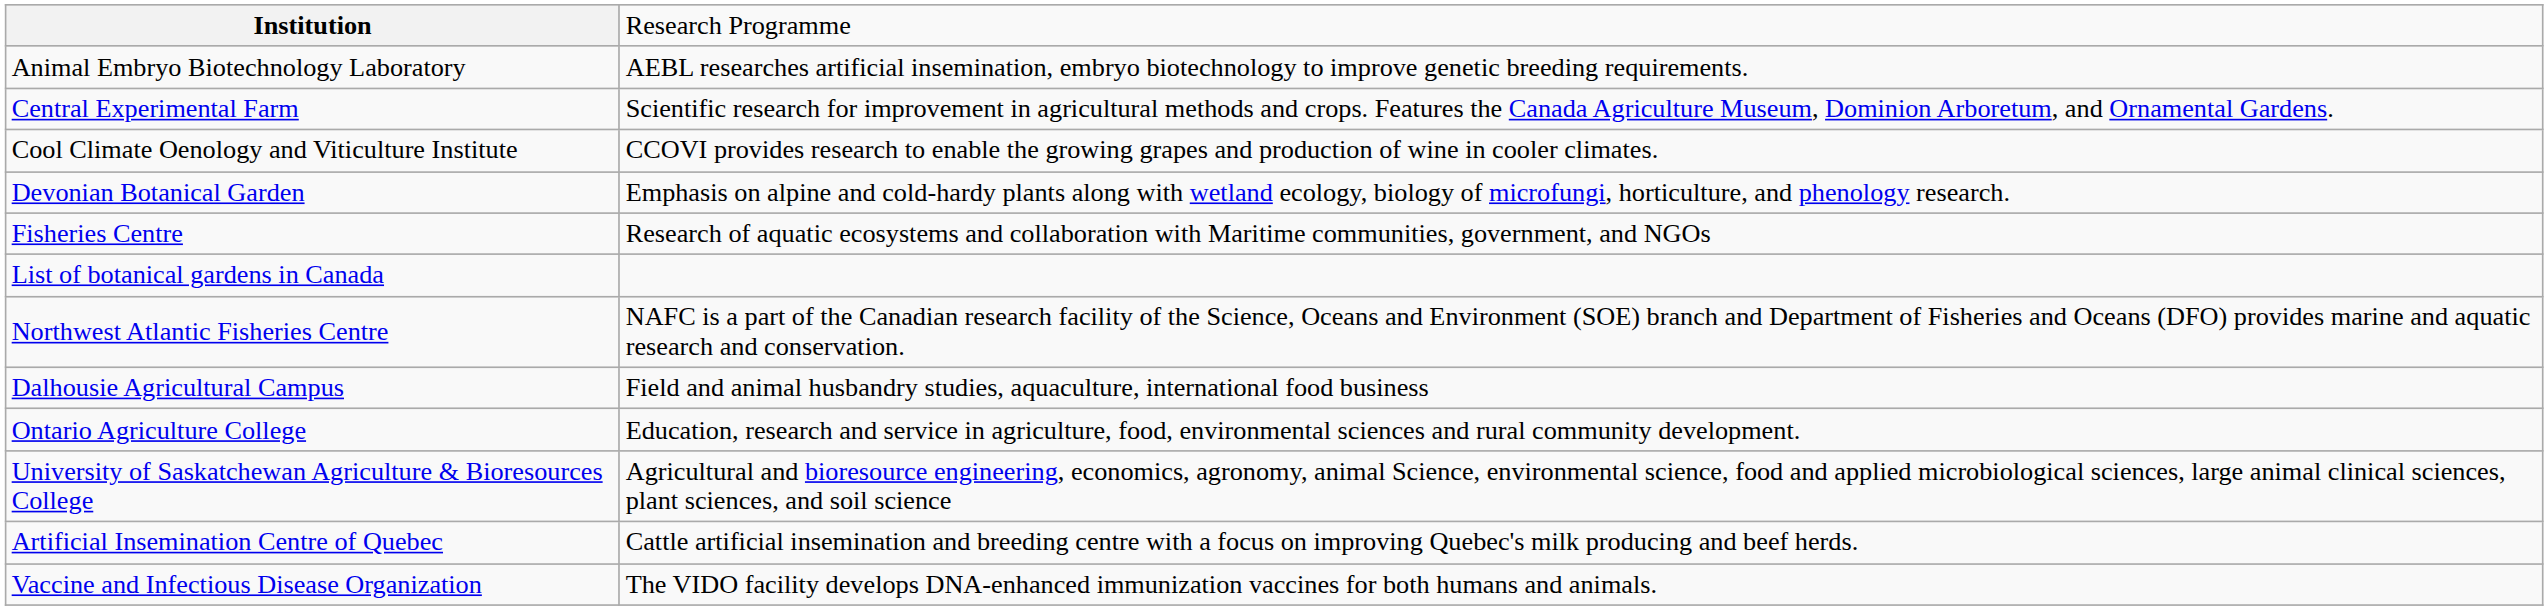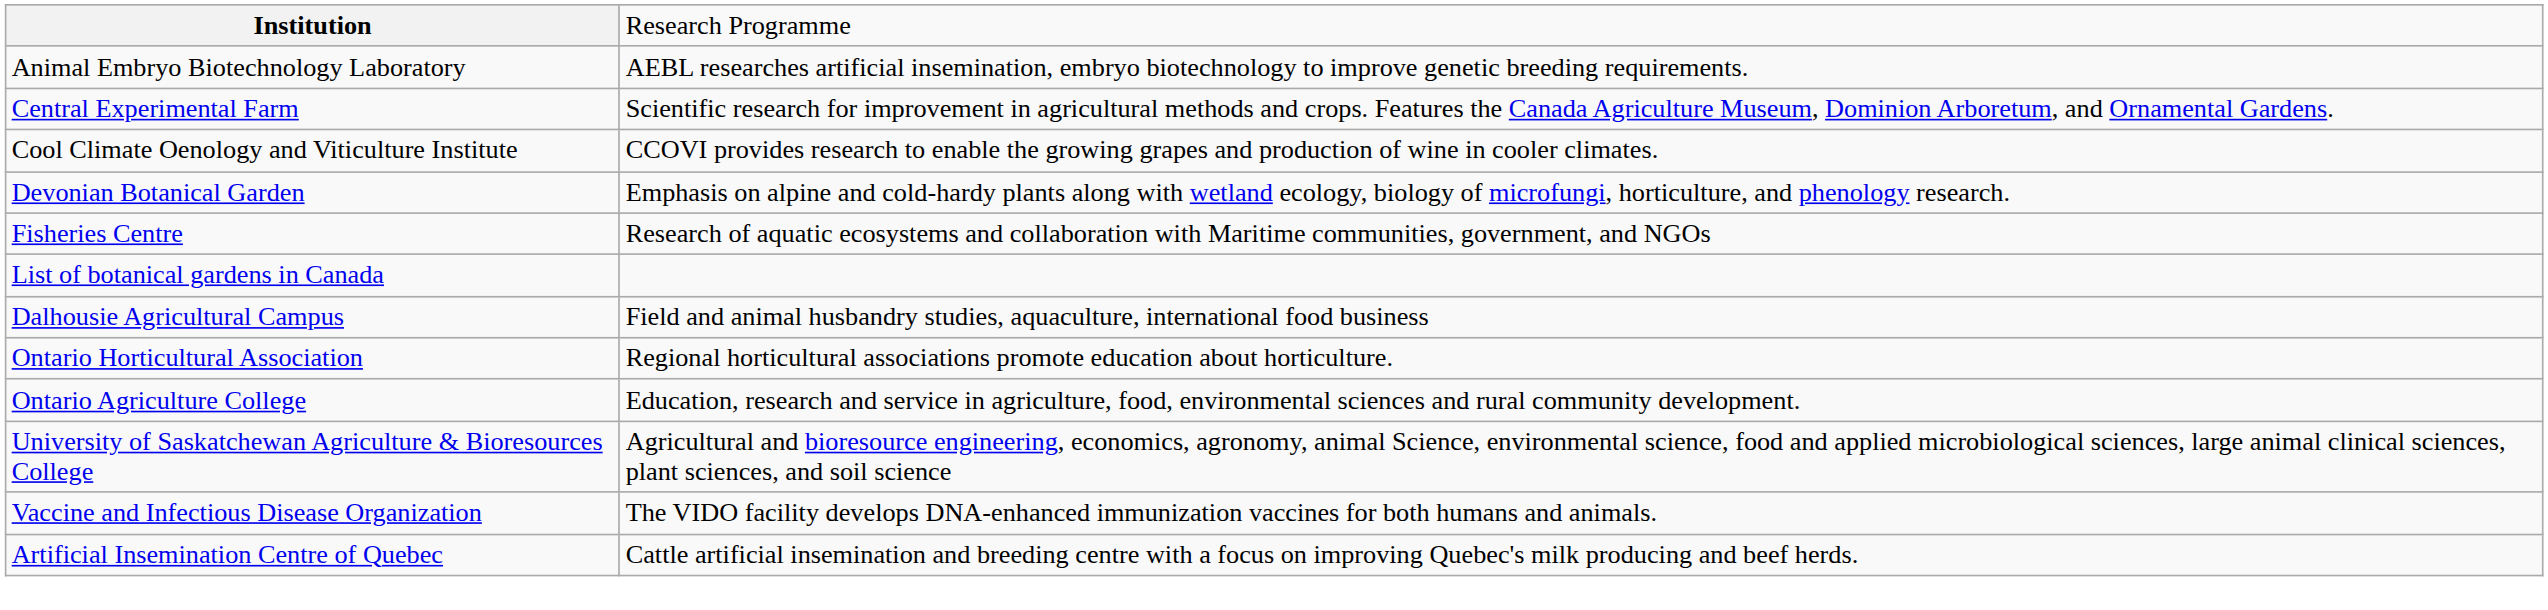- row: (200, 331)
+ row: (187, 358)
rows swapped: (247, 583) <-> (227, 542)
